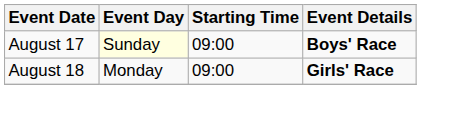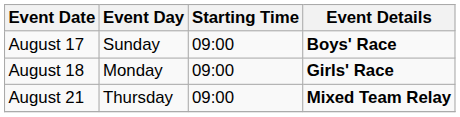(131, 44) lightyellow background -> (131, 44) no background
+ row: (46, 97)
